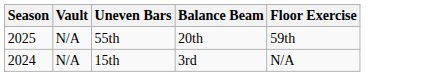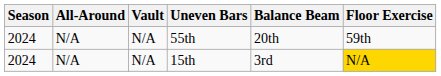+ column: (90, 15)
(22, 37) 2025 -> (22, 37) 2024
(282, 60) no background -> (358, 60) gold background
